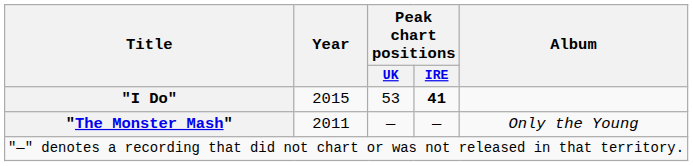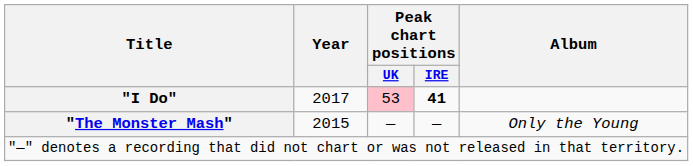(331, 99) 2015 -> (331, 99) 2017
(391, 99) no background -> (391, 99) pink background
(331, 124) 2011 -> (331, 124) 2015
